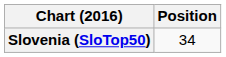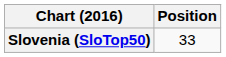(187, 40) 34 -> (187, 40) 33
